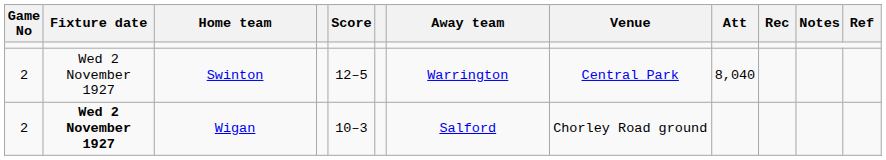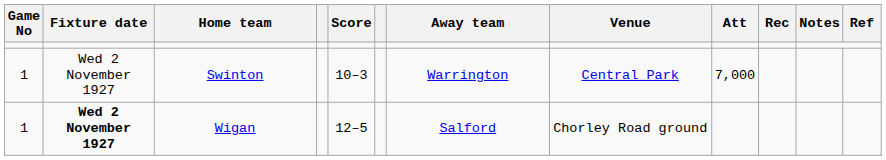(24, 75) 2 -> (24, 75) 1
(351, 75) 12–5 -> (351, 75) 10–3
(735, 75) 8,040 -> (735, 75) 7,000
(24, 128) 2 -> (24, 128) 1
(351, 128) 10–3 -> (351, 128) 12–5
